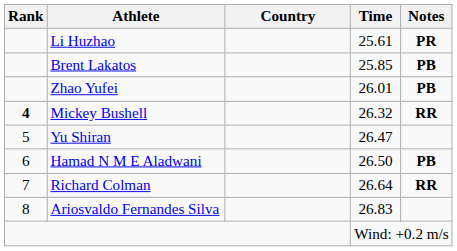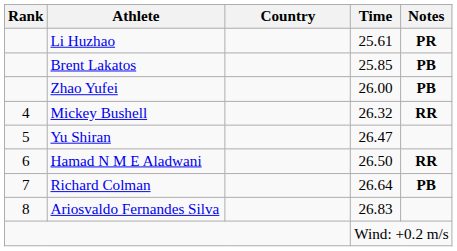(375, 88) 26.01 -> (375, 88) 26.00
(26, 112) bold -> (26, 112) normal
(426, 161) PB -> (426, 161) RR
(426, 185) RR -> (426, 185) PB
